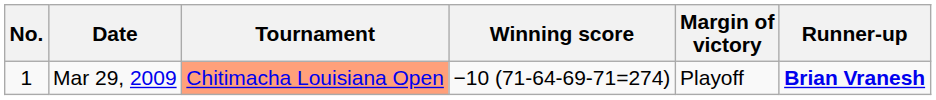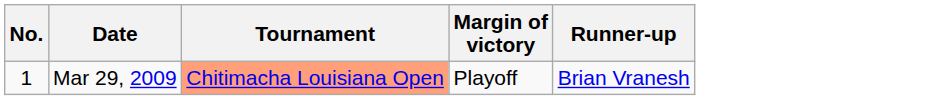- column: (562, 33)
(855, 78) bold -> (624, 78) normal
